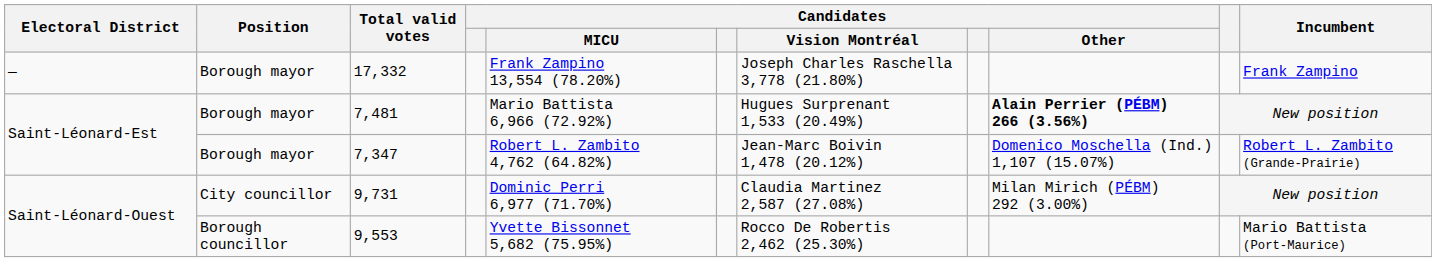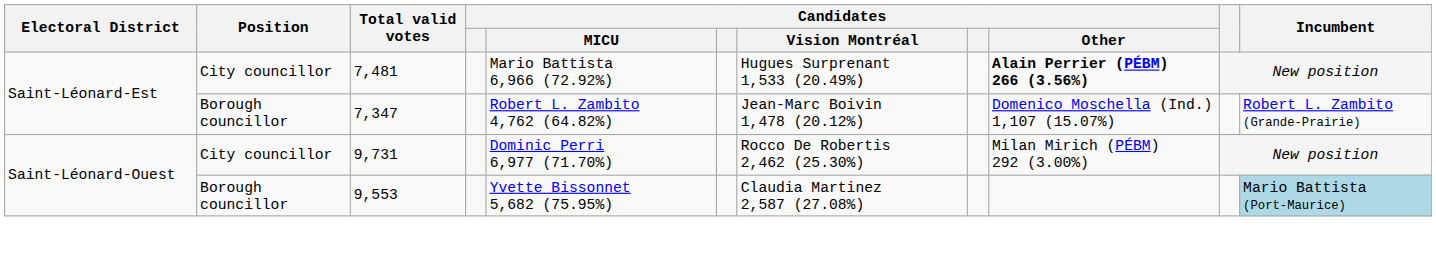- row: (380, 73)
(257, 114) Borough mayor -> (266, 73) City councillor
(257, 155) Borough mayor -> (244, 114) Borough councillor
(811, 196) Claudia Martinez 2,587 (27.08%) -> (816, 155) Rocco De Robertis 2,462 (25.30%)
(816, 236) Rocco De Robertis 2,462 (25.30%) -> (811, 196) Claudia Martinez 2,587 (27.08%)
(1305, 236) no background -> (1305, 195) lightblue background
